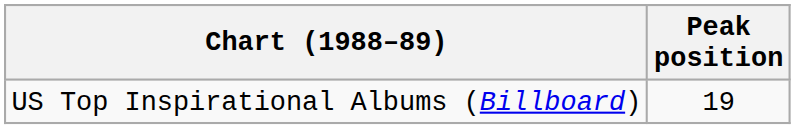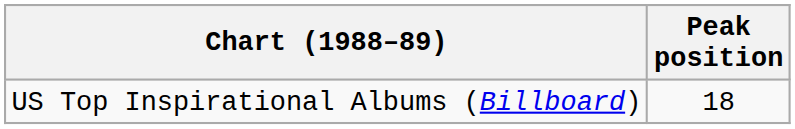(719, 102) 19 -> (719, 102) 18
